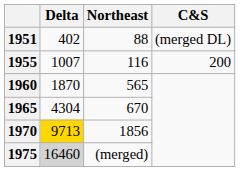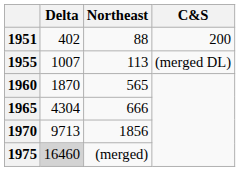(193, 39) (merged DL) -> (220, 39) 200
(138, 62) 116 -> (138, 62) 113
(220, 62) 200 -> (193, 62) (merged DL)
(137, 108) 670 -> (137, 108) 666
(65, 131) gold background -> (65, 131) no background
